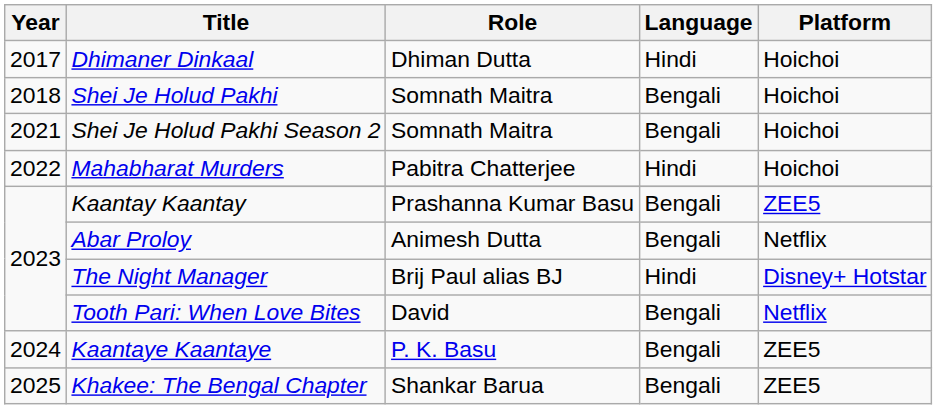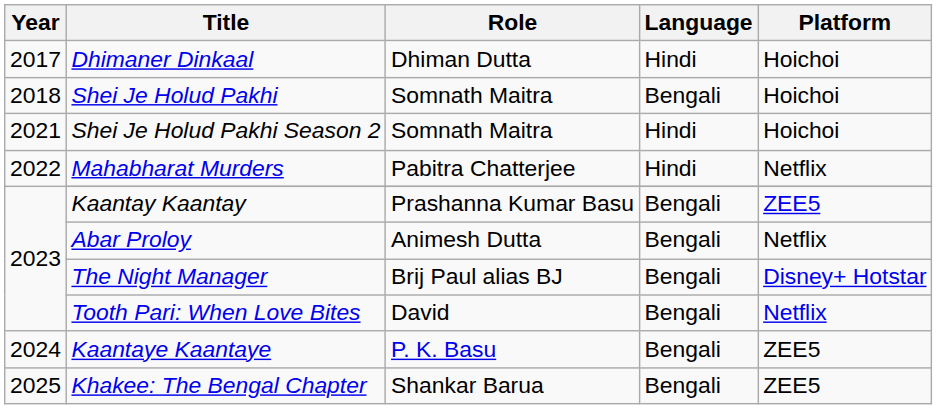(683, 131) Bengali -> (671, 131) Hindi
(801, 167) Hoichoi -> (795, 167) Netflix
(671, 276) Hindi -> (683, 276) Bengali
